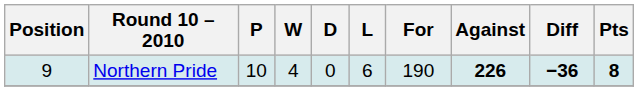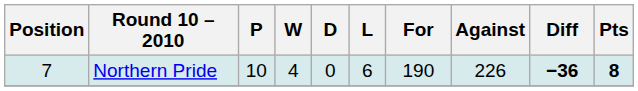(47, 70) 9 -> (47, 70) 7
(490, 70) bold -> (490, 70) normal
